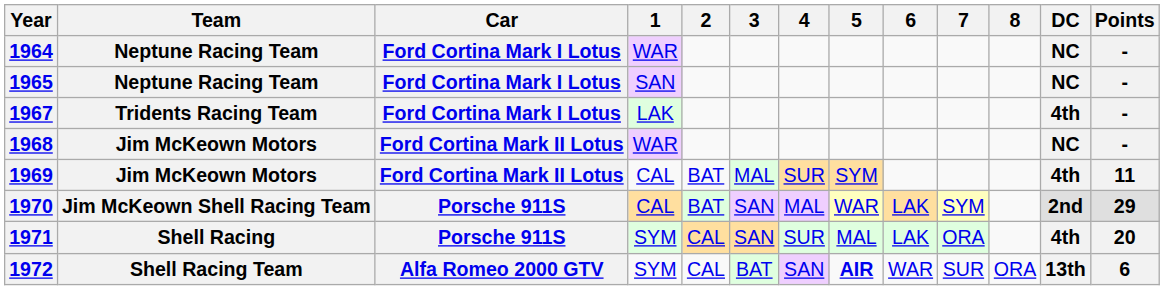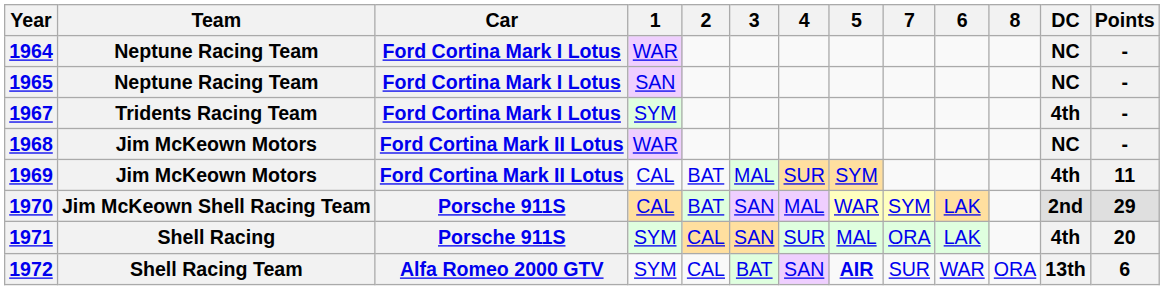columns swapped: (911, 20) <-> (963, 20)
(655, 113) LAK -> (655, 113) SYM
